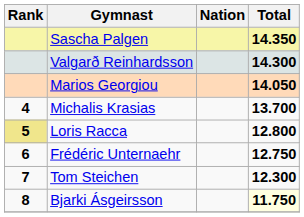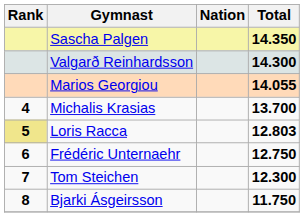(274, 85) 14.050 -> (274, 85) 14.055
(274, 131) 12.800 -> (274, 131) 12.803
(274, 200) lightyellow background -> (274, 200) no background
